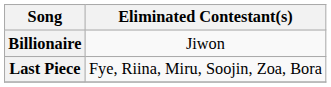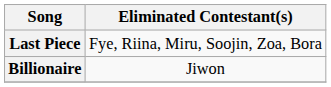rows swapped: (45, 43) <-> (45, 69)
